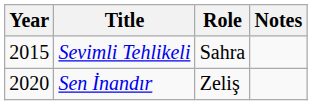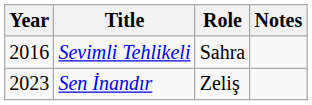(29, 52) 2015 -> (29, 52) 2016
(29, 83) 2020 -> (29, 83) 2023
